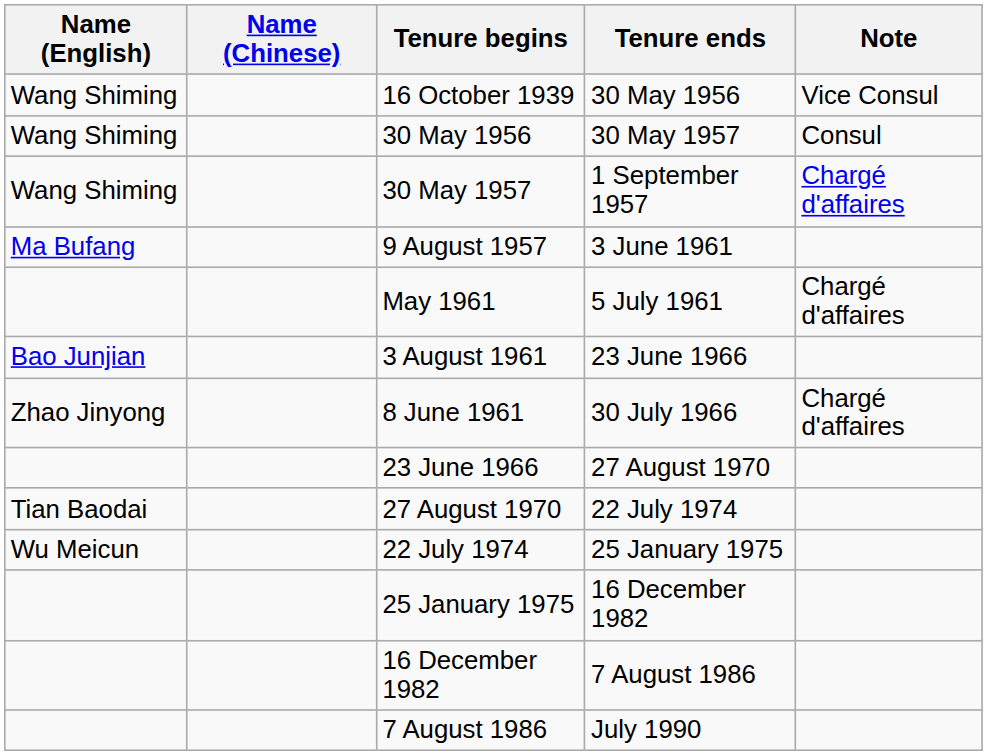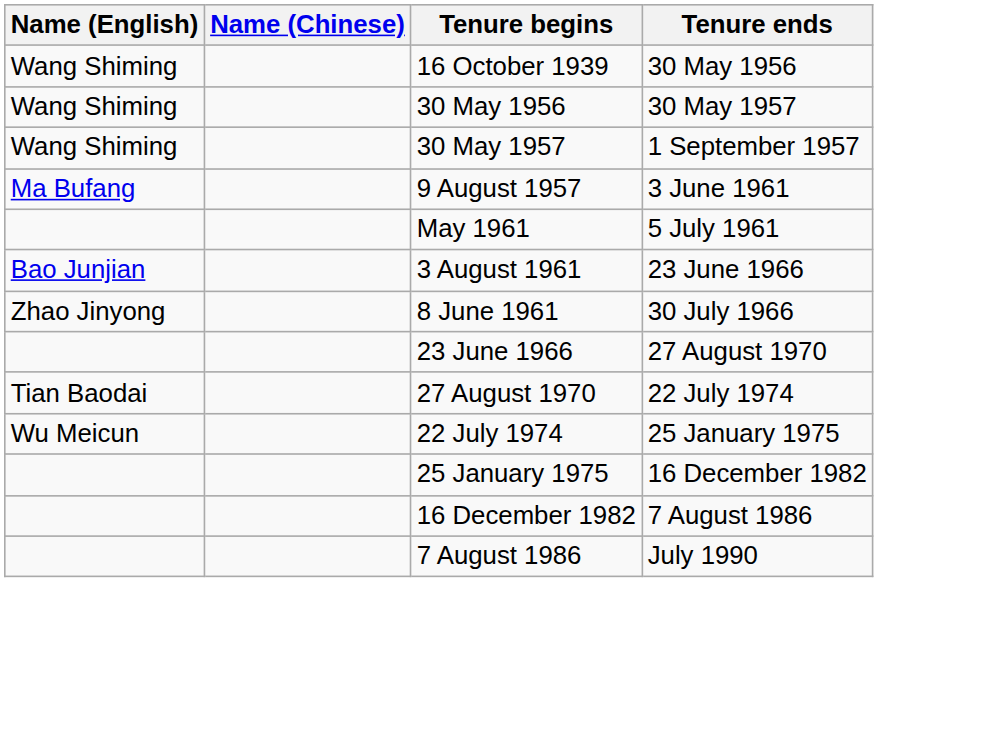- column: (889, 39)
